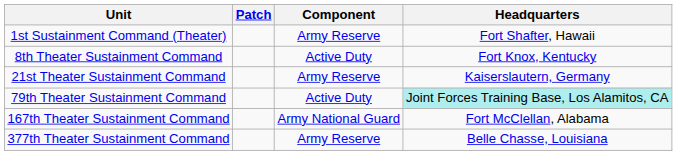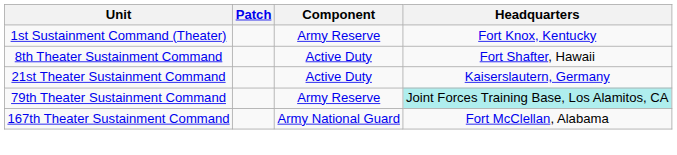(537, 35) Fort Shafter, Hawaii -> (537, 35) Fort Knox, Kentucky
(537, 56) Fort Knox, Kentucky -> (537, 56) Fort Shafter, Hawaii
(339, 77) Army Reserve -> (339, 77) Active Duty
(339, 98) Active Duty -> (339, 98) Army Reserve
- row: (119, 139)
